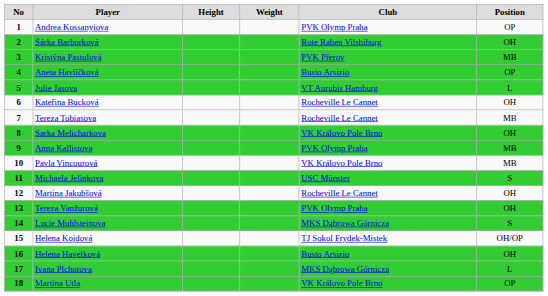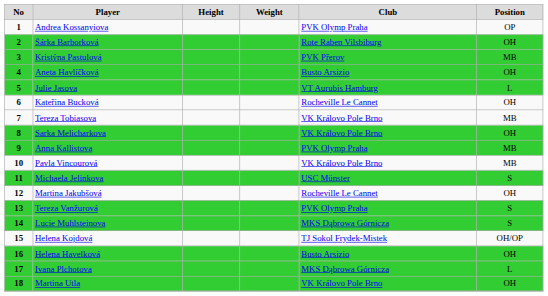(510, 72) OP -> (510, 72) OH
(340, 118) Rocheville Le Cannet -> (342, 118) VK Královo Pole Brno
(510, 208) OH -> (510, 208) S
(510, 284) OP -> (510, 284) OH
